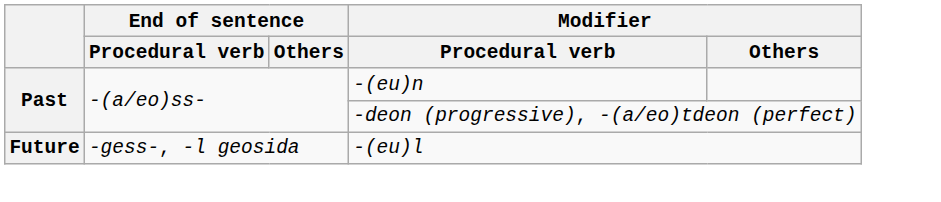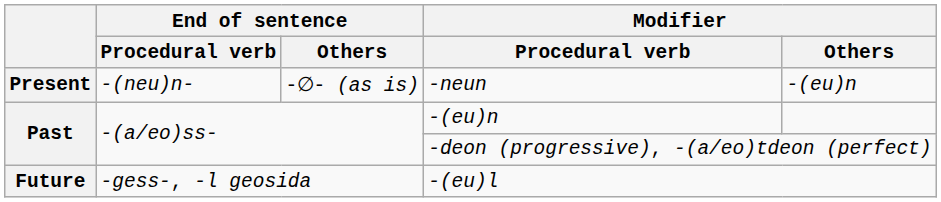+ row: (457, 85)
